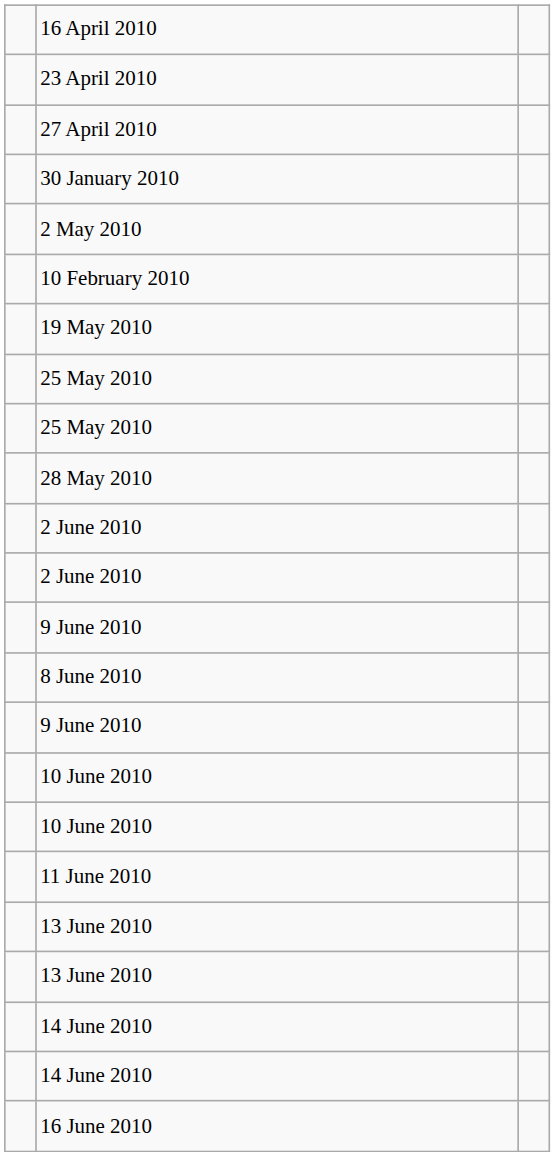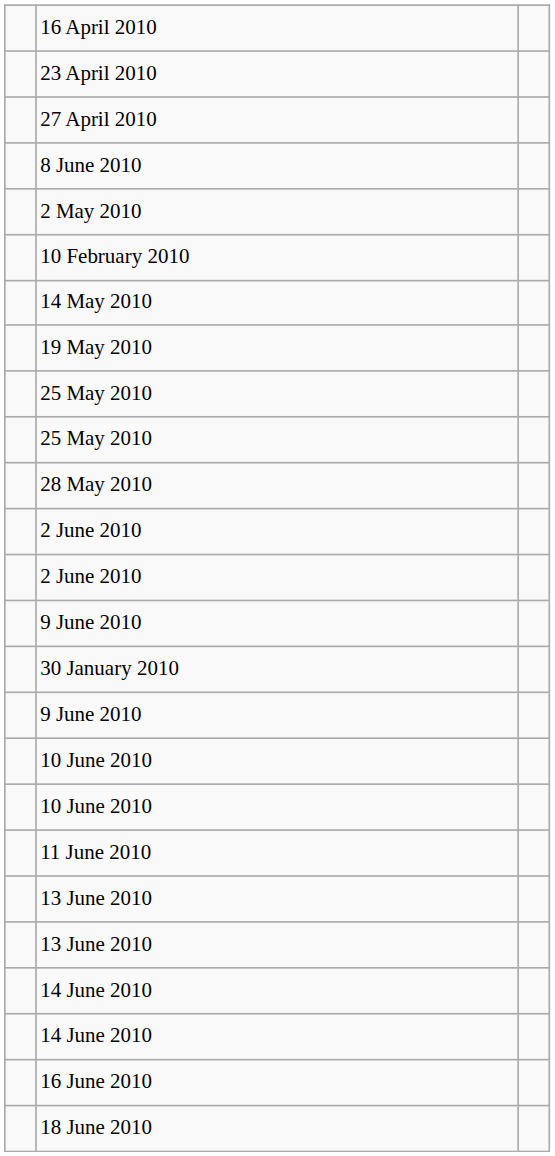rows swapped: (20, 179) <-> (20, 678)
+ row: (20, 303)
+ row: (20, 1128)
